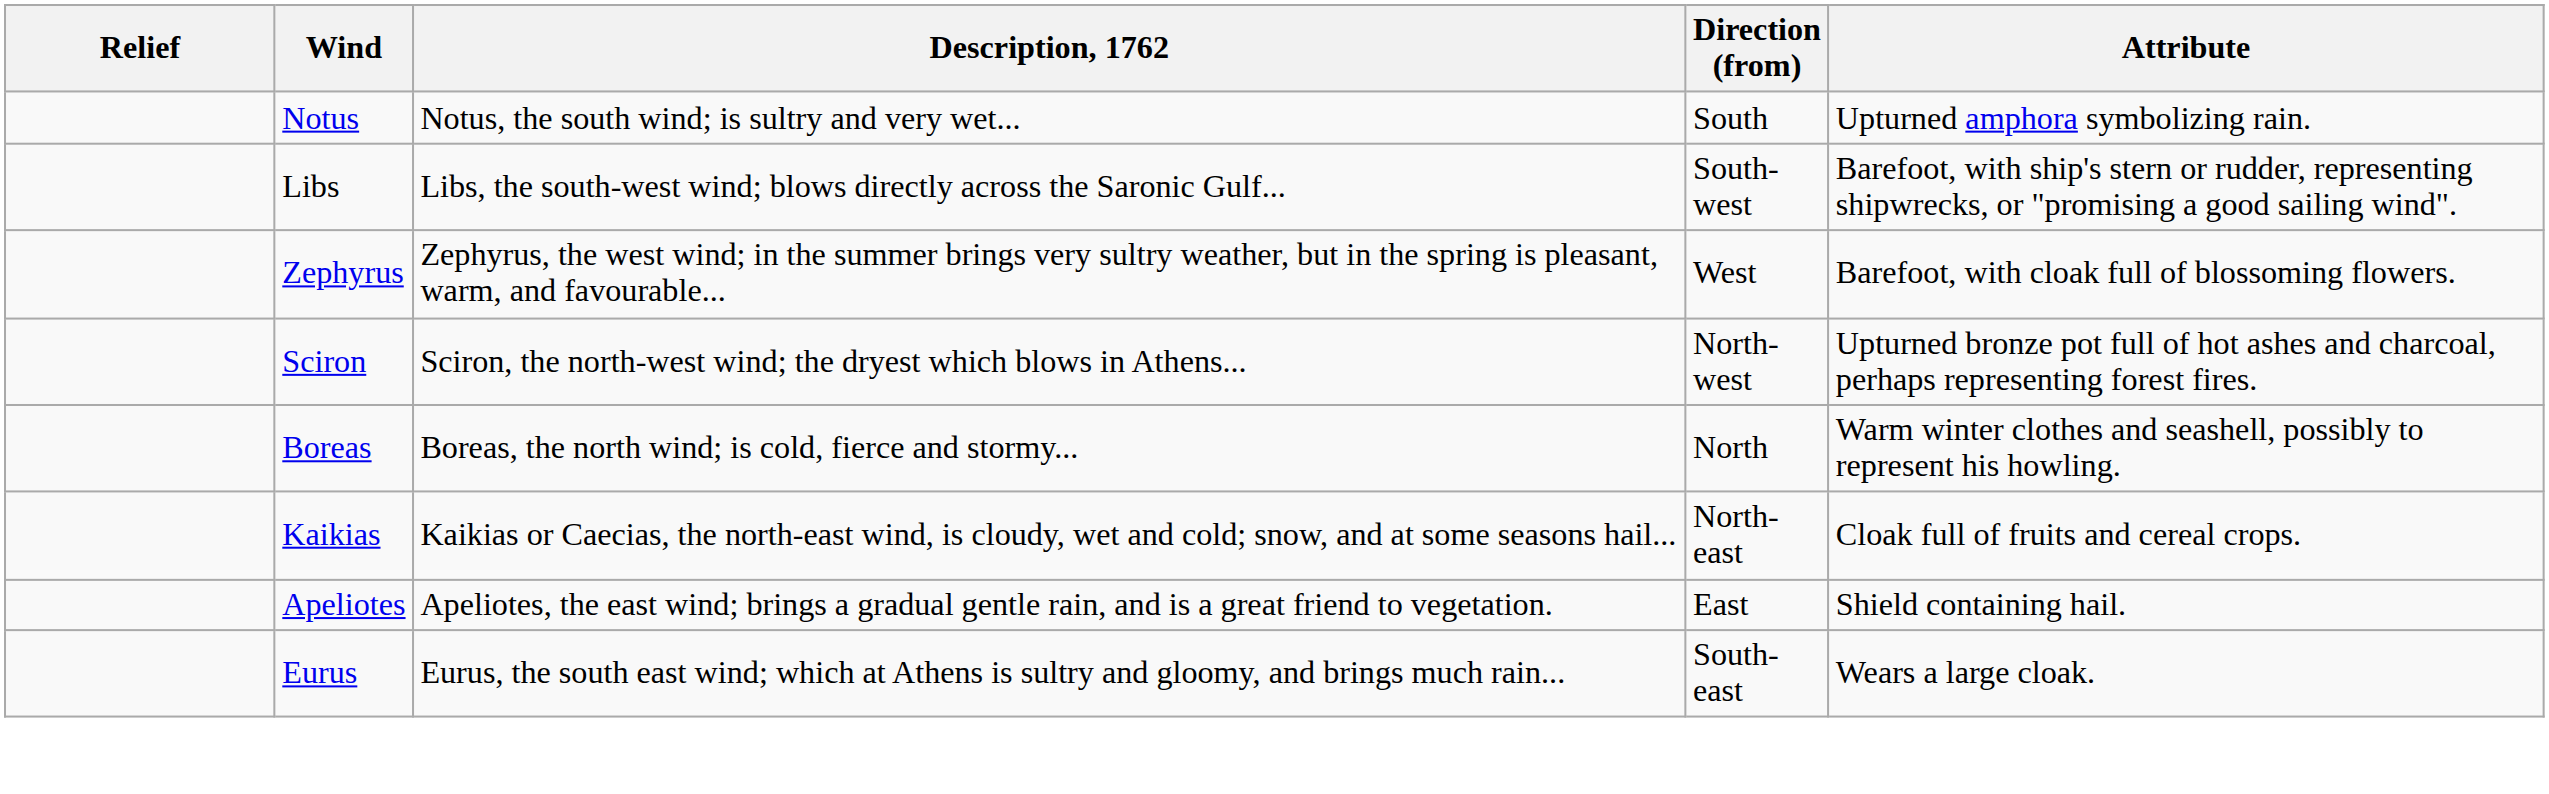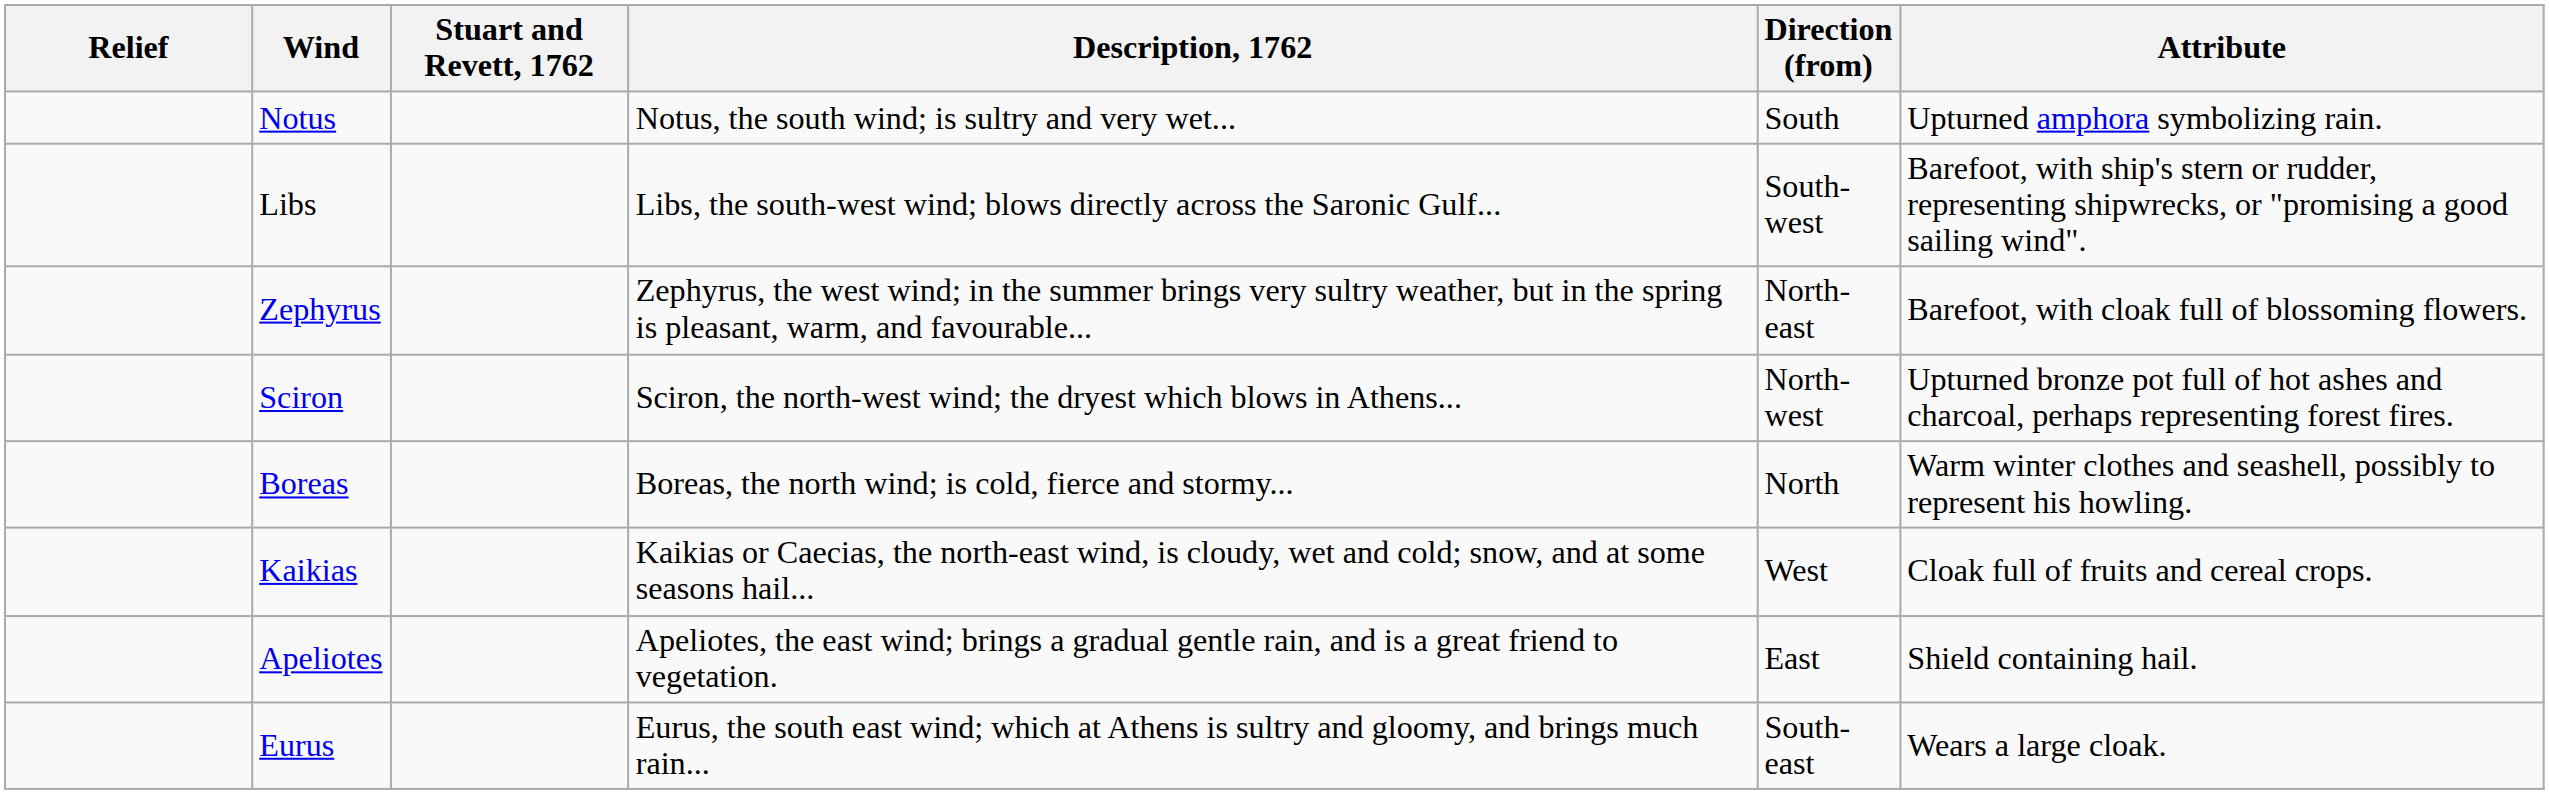+ column: (509, 48)
(1725, 273) West -> (1807, 309) North-east
(1736, 535) North-east -> (1796, 571) West
